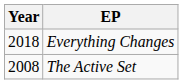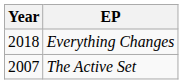(24, 66) 2008 -> (24, 66) 2007
